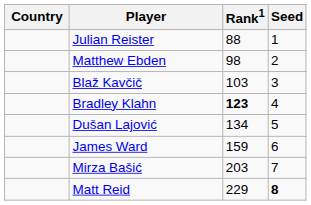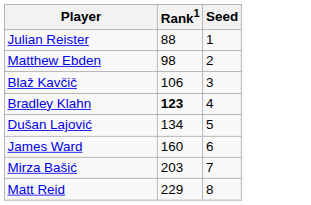- column: (37, 16)
(237, 82) 103 -> (172, 82) 106
(237, 146) 159 -> (172, 146) 160
(275, 189) bold -> (210, 189) normal
